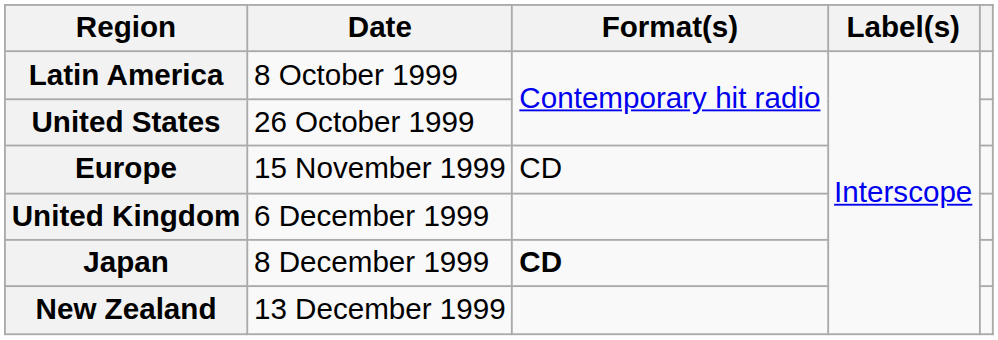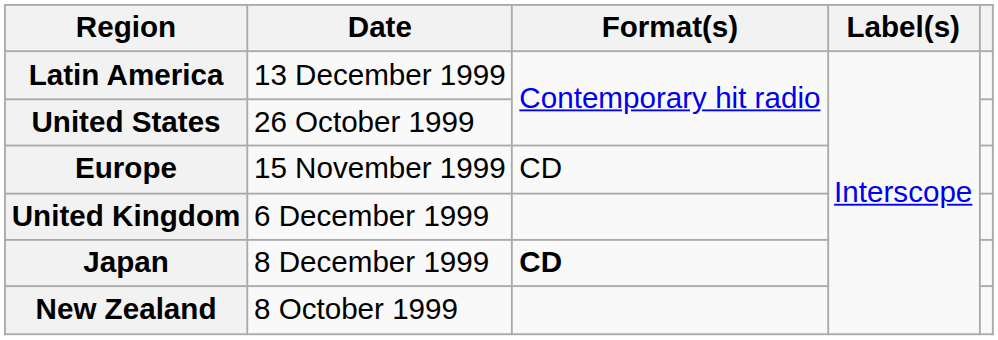(356, 74) 8 October 1999 -> (380, 74) 13 December 1999
(380, 309) 13 December 1999 -> (356, 309) 8 October 1999
